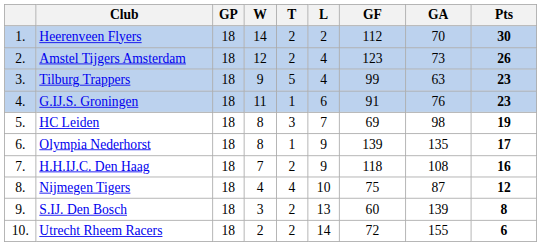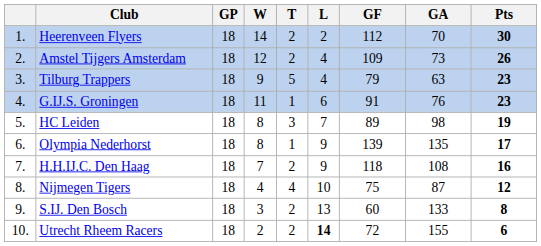(372, 58) 123 -> (372, 58) 109
(372, 79) 99 -> (372, 79) 79
(372, 123) 69 -> (372, 123) 89
(438, 209) 139 -> (438, 209) 133
(324, 230) normal -> (324, 230) bold
